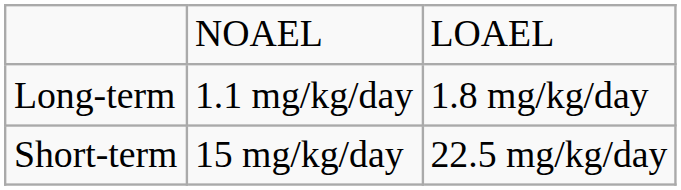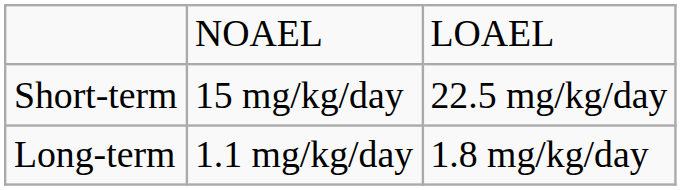rows swapped: (96, 154) <-> (95, 94)
